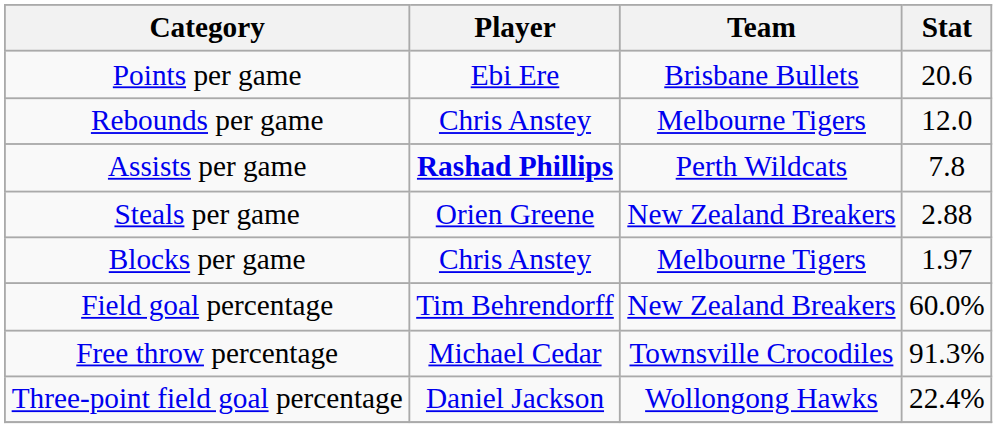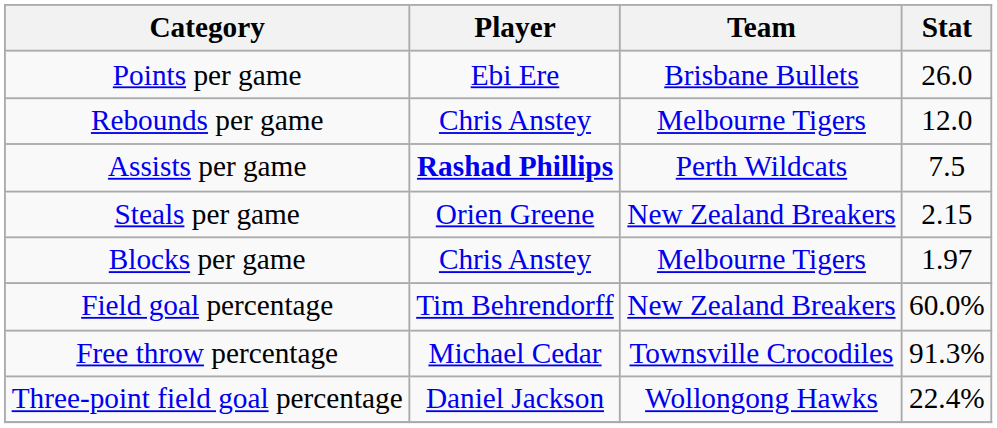(947, 74) 20.6 -> (947, 74) 26.0
(947, 167) 7.8 -> (947, 167) 7.5
(947, 213) 2.88 -> (947, 213) 2.15
